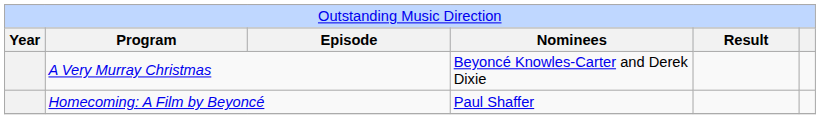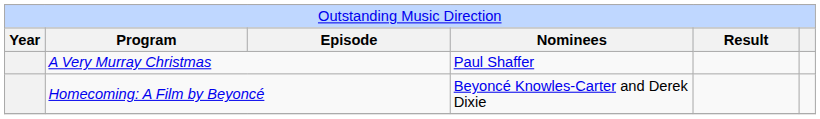(571, 71) Beyoncé Knowles-Carter and Derek Dixie -> (494, 63) Paul Shaffer
(494, 102) Paul Shaffer -> (571, 94) Beyoncé Knowles-Carter and Derek Dixie
